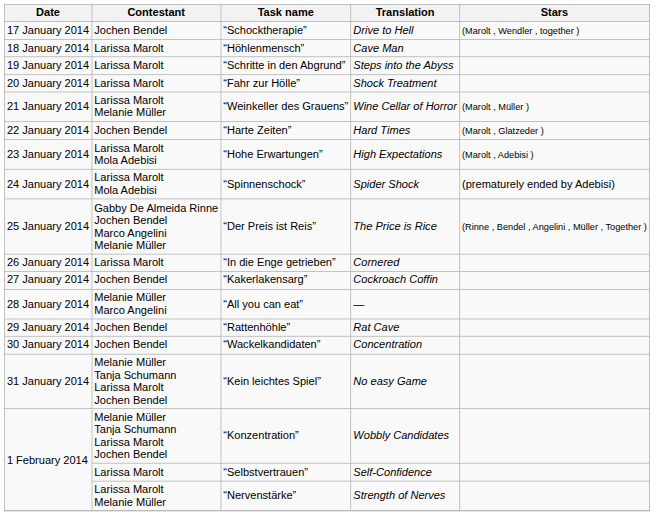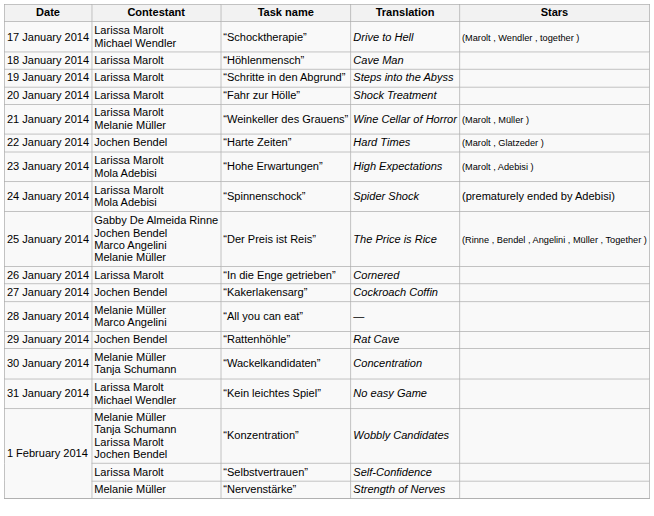(131, 30) Jochen Bendel -> (135, 36) Larissa Marolt Michael Wendler
(131, 345) Jochen Bendel -> (135, 363) Melanie Müller Tanja Schumann
(135, 381) Melanie Müller Tanja Schumann Larissa Marolt Jochen Bendel -> (135, 393) Larissa Marolt Michael Wendler
(130, 496) Larissa Marolt Melanie Müller -> (130, 489) Melanie Müller
